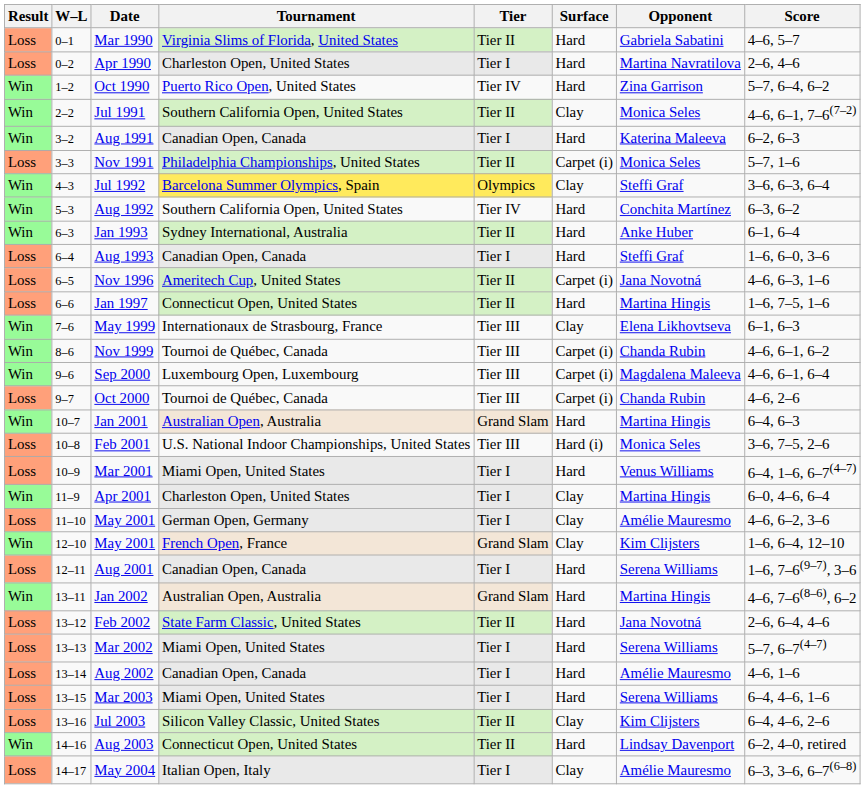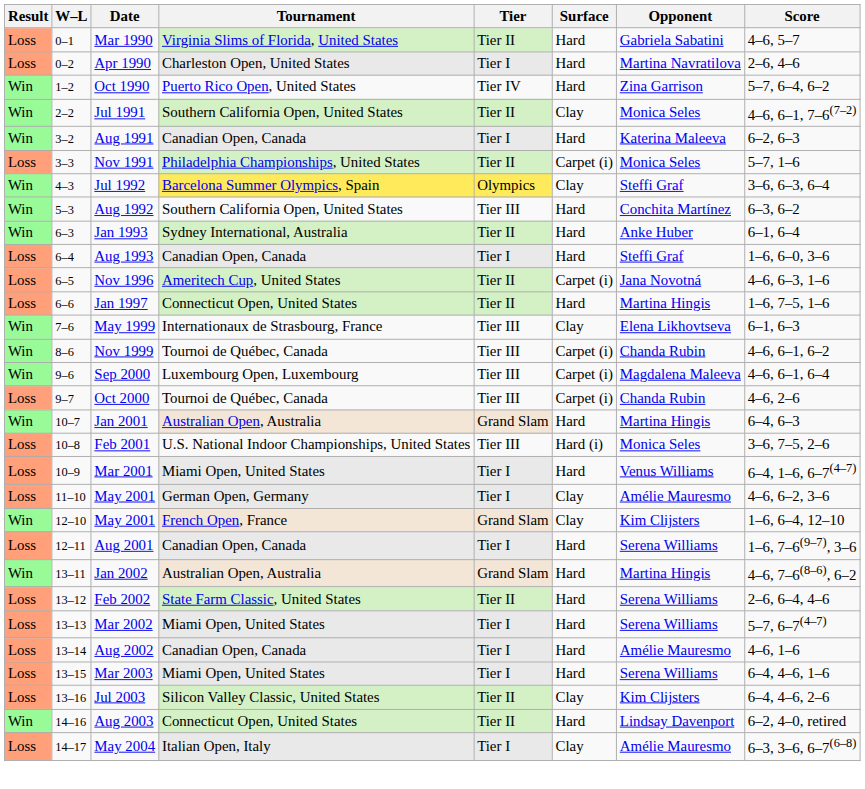(499, 209) Tier IV -> (499, 209) Tier III
- row: (67, 497)
(661, 622) Jana Novotná -> (669, 598) Serena Williams
